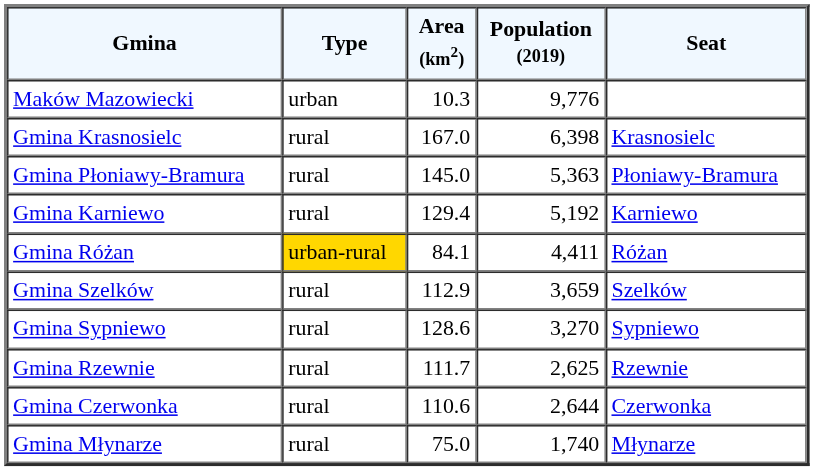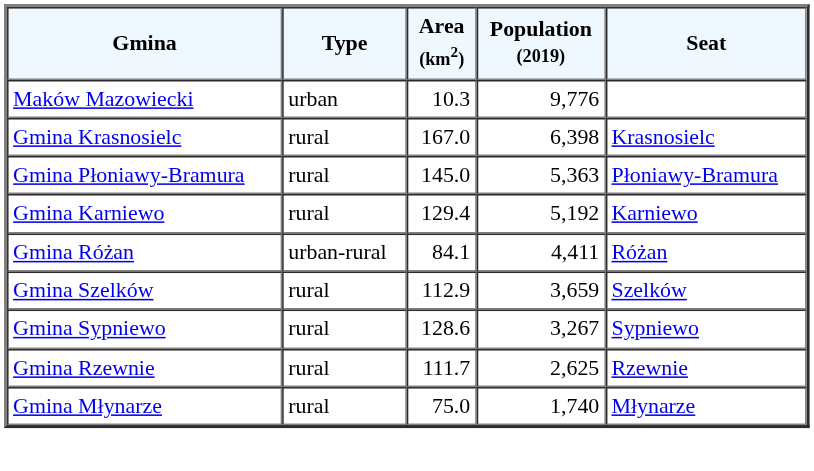(337, 251) gold background -> (337, 251) no background
(575, 328) 3,270 -> (575, 328) 3,267
- row: (95, 405)
